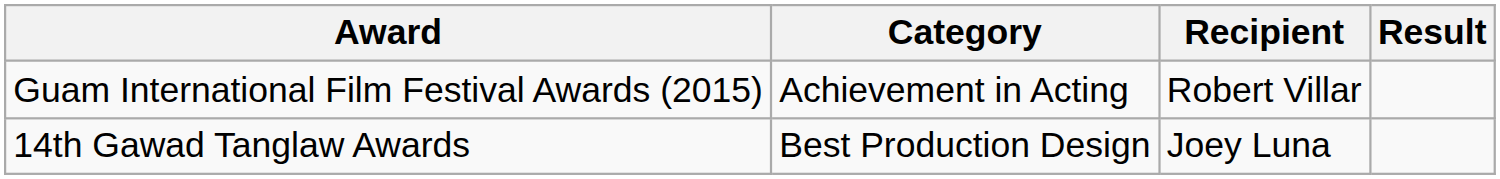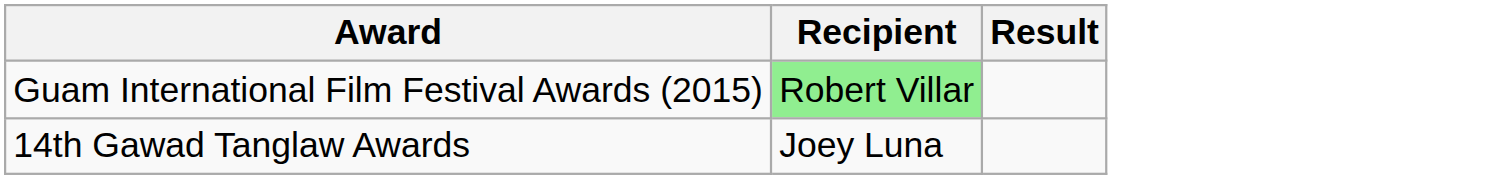- column: (965, 32)
(1264, 88) no background -> (877, 88) lightgreen background
